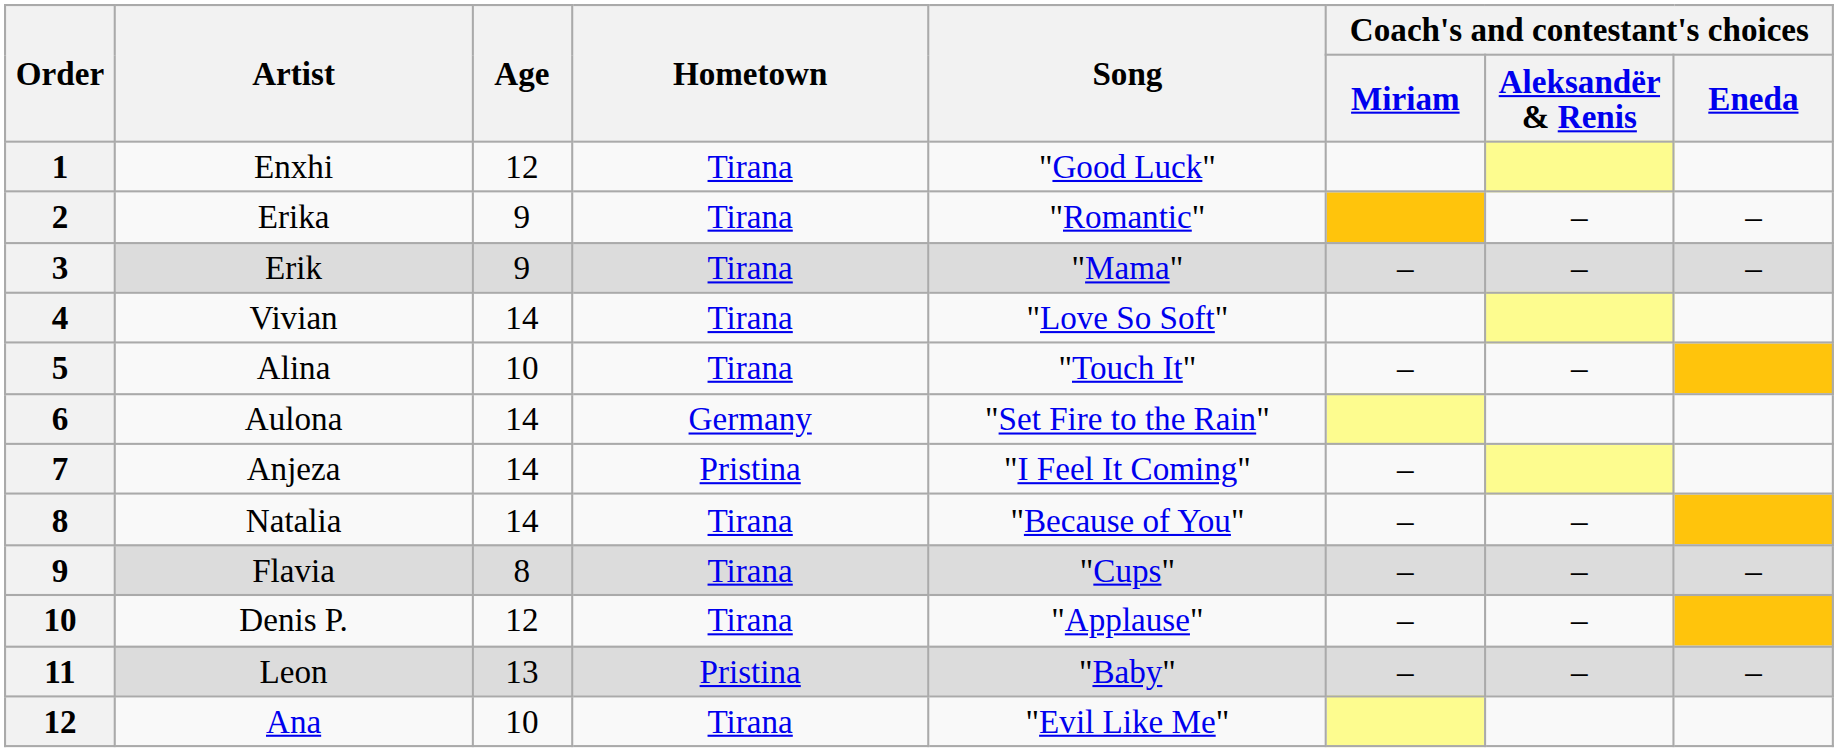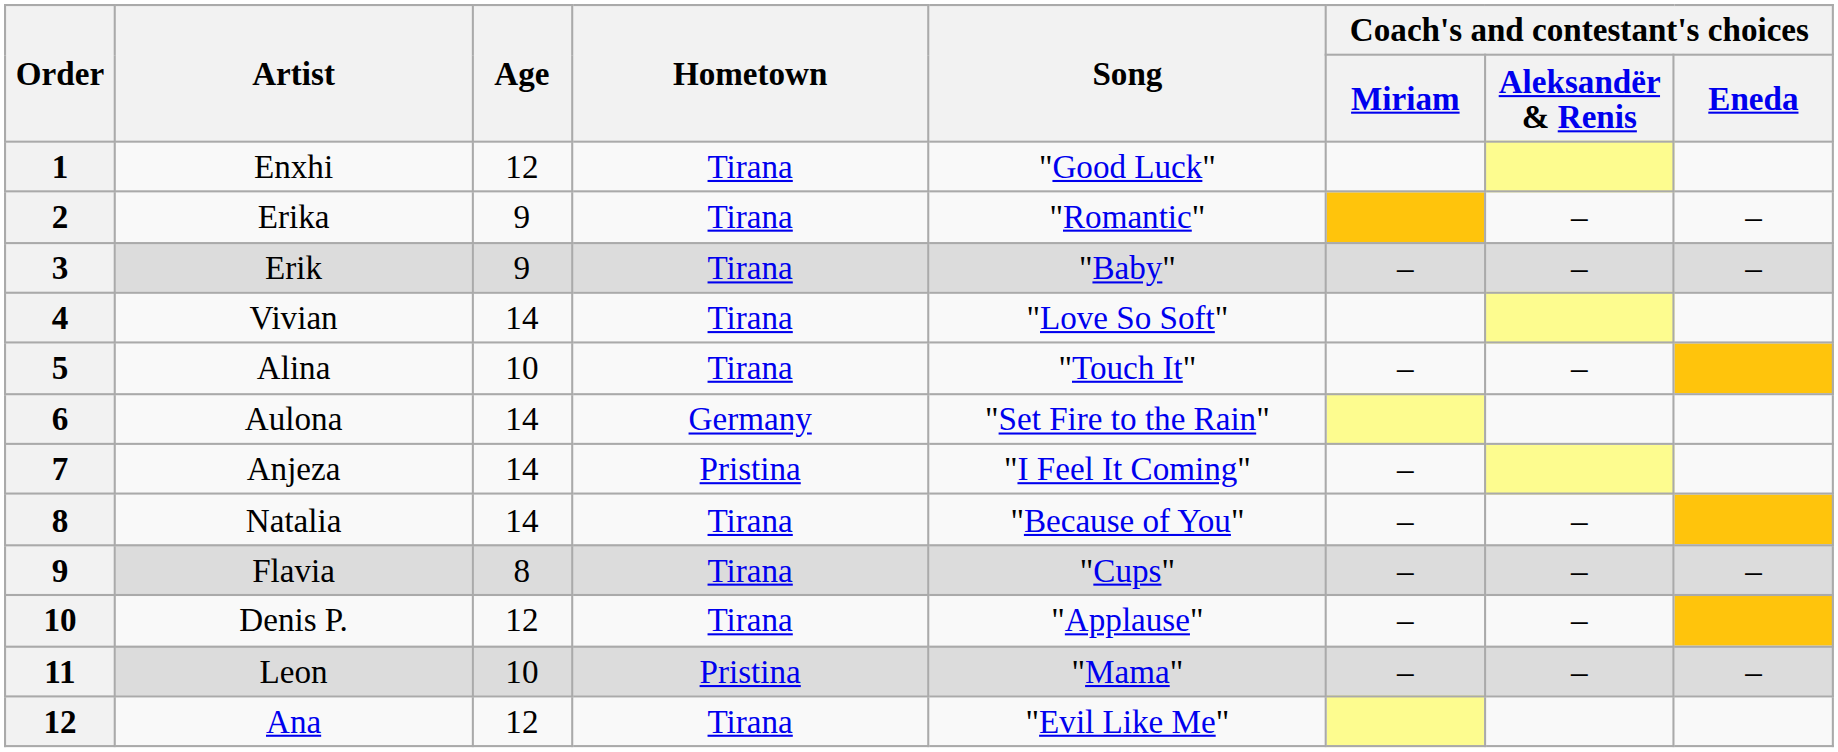(1127, 267) "Mama" -> (1127, 267) "Baby"
(522, 671) 13 -> (522, 671) 10
(1127, 671) "Baby" -> (1127, 671) "Mama"
(522, 721) 10 -> (522, 721) 12
